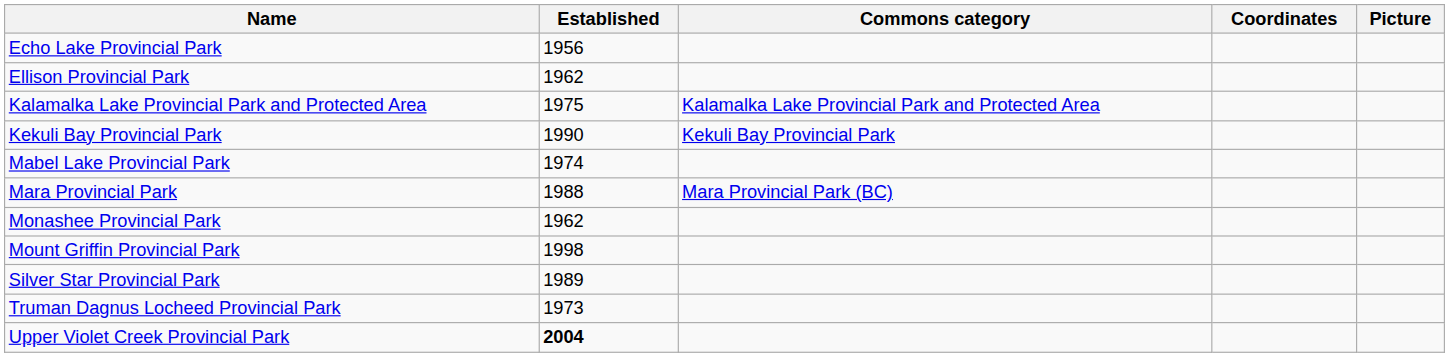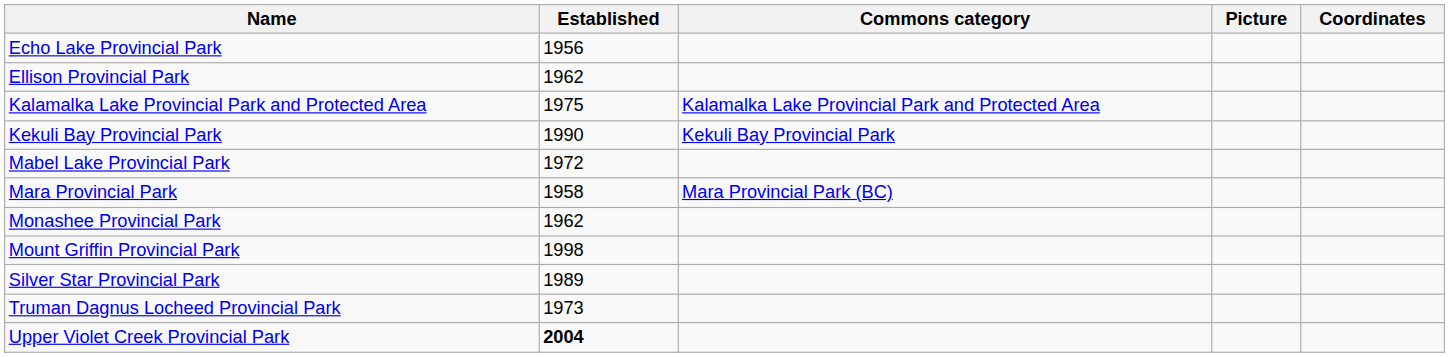columns swapped: (1400, 18) <-> (1284, 18)
(563, 163) 1974 -> (563, 163) 1972
(563, 192) 1988 -> (563, 192) 1958
